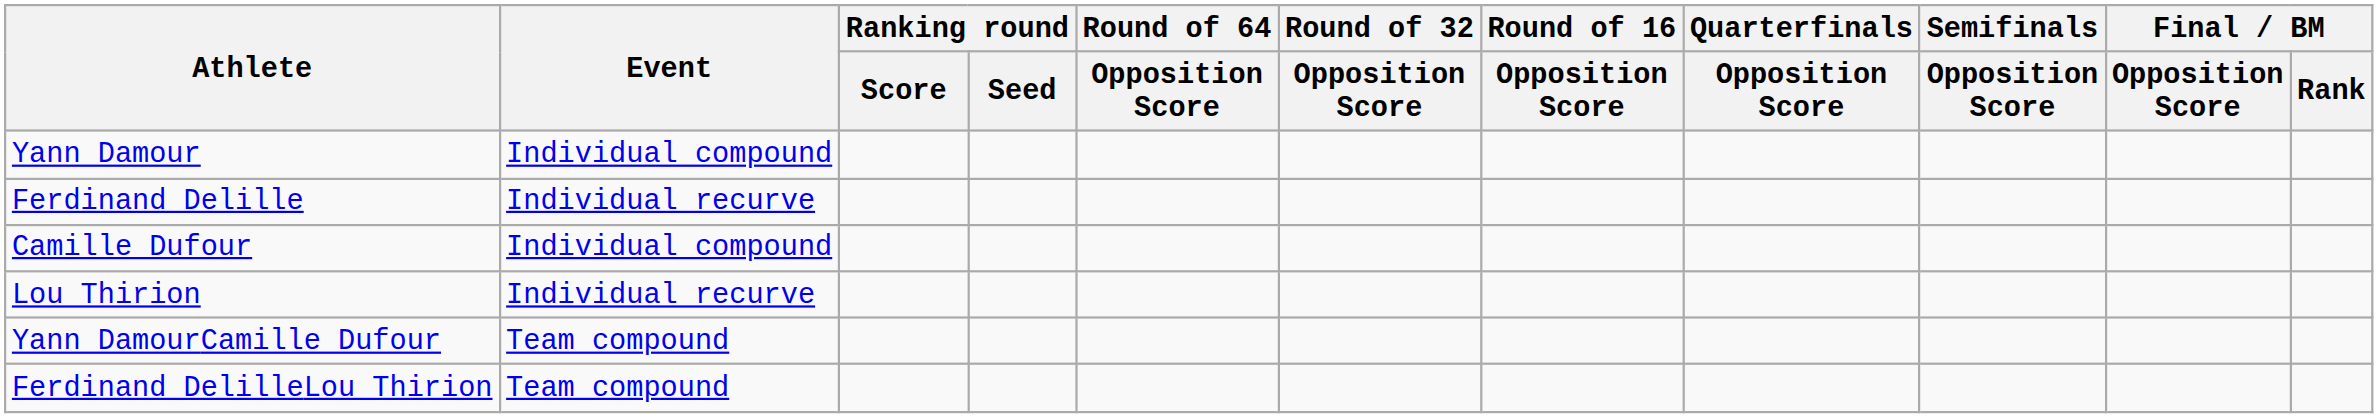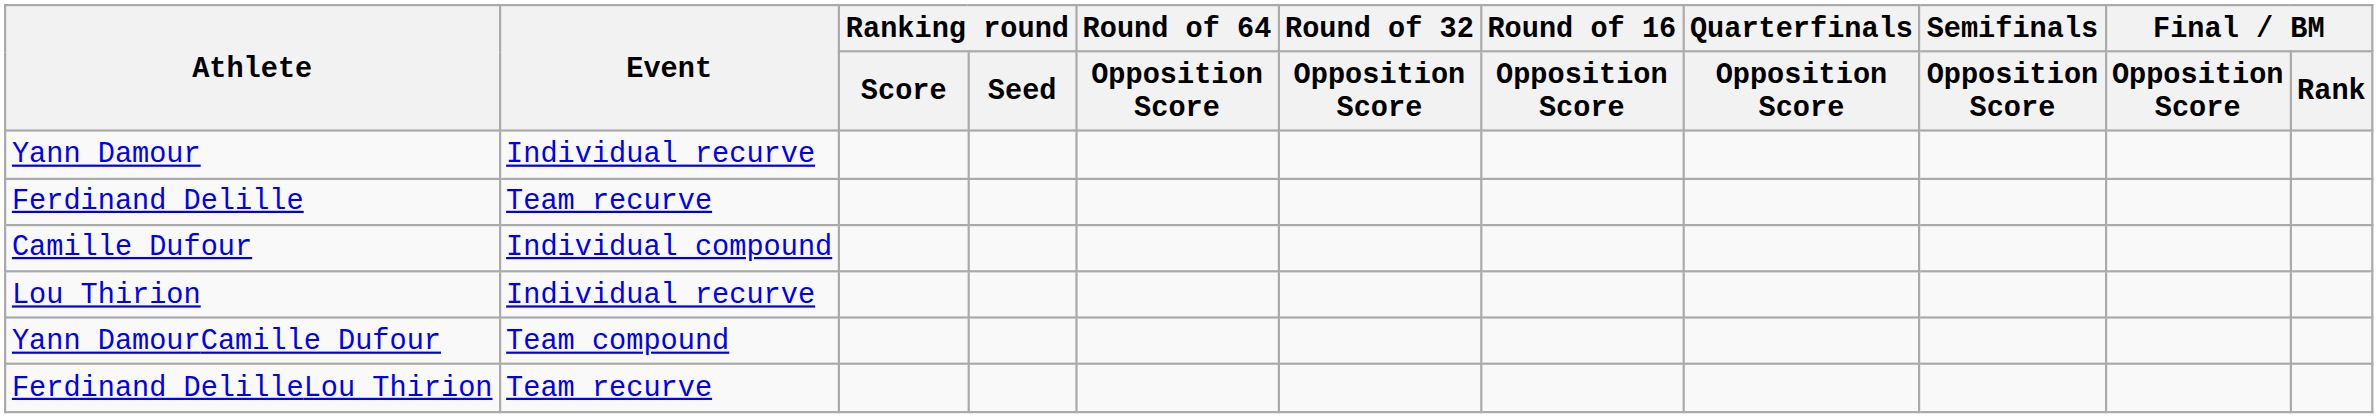(669, 155) Individual compound -> (661, 155) Individual recurve
(661, 201) Individual recurve -> (609, 201) Team recurve
(618, 388) Team compound -> (609, 388) Team recurve
